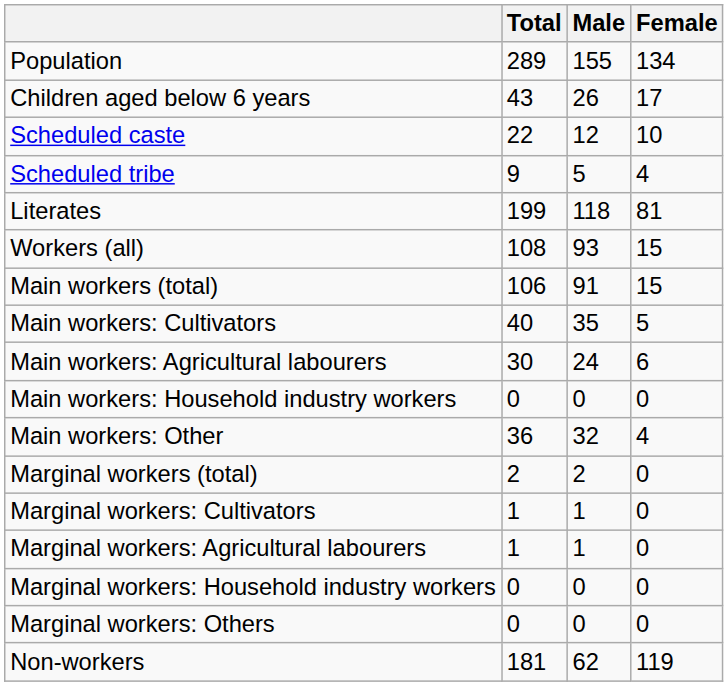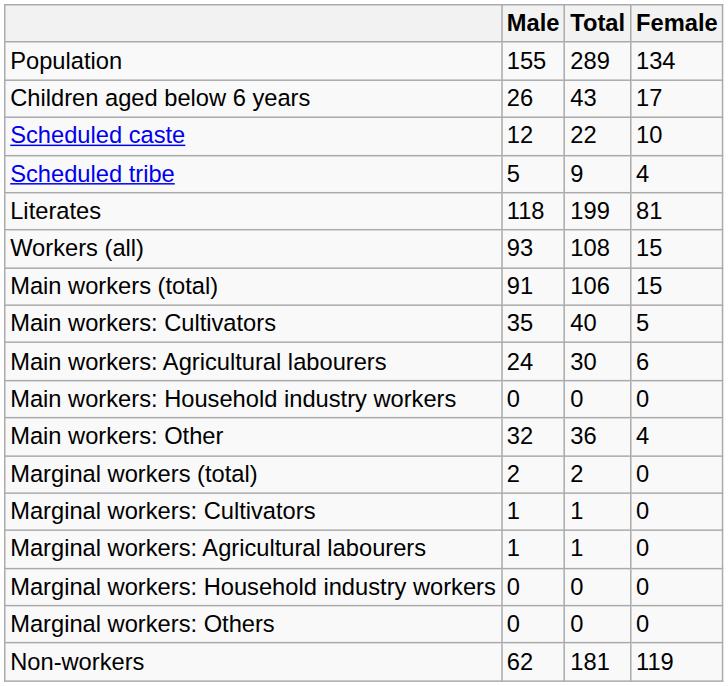columns swapped: (534, 23) <-> (599, 23)
